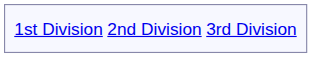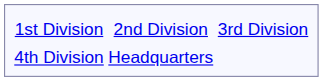+ row: (59, 57)
